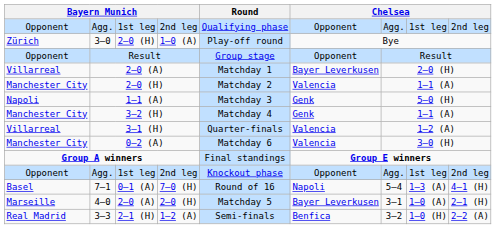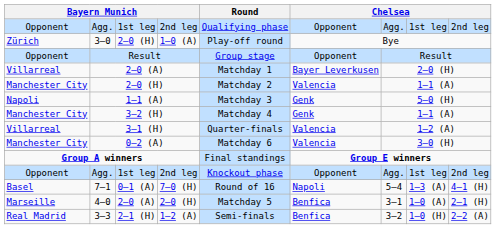(336, 202) Bayer Leverkusen -> (311, 202) Benfica
